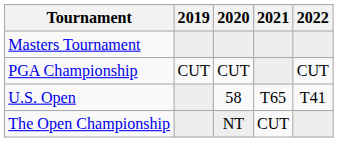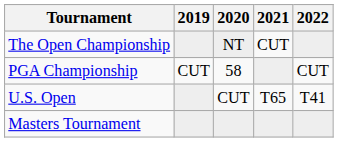rows swapped: (74, 44) <-> (89, 124)
(233, 71) CUT -> (233, 71) 58
(233, 97) 58 -> (233, 97) CUT
